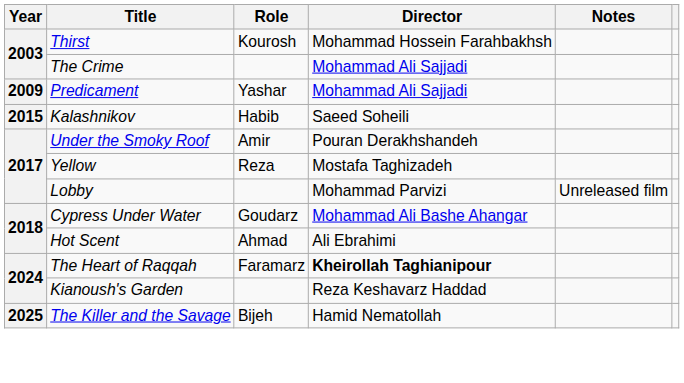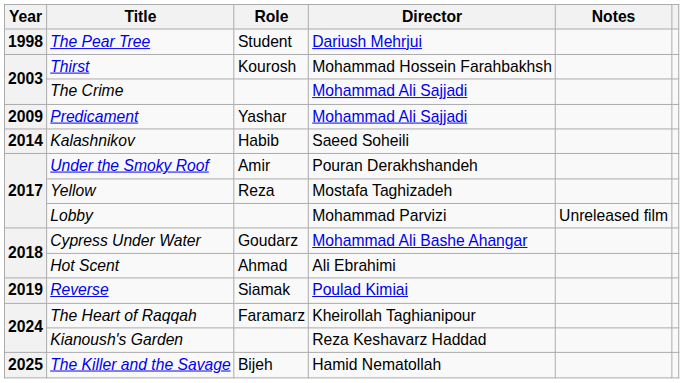+ row: (100, 41)
(26, 116) 2015 -> (26, 141) 2014
+ row: (79, 290)
(402, 265) bold -> (394, 315) normal
